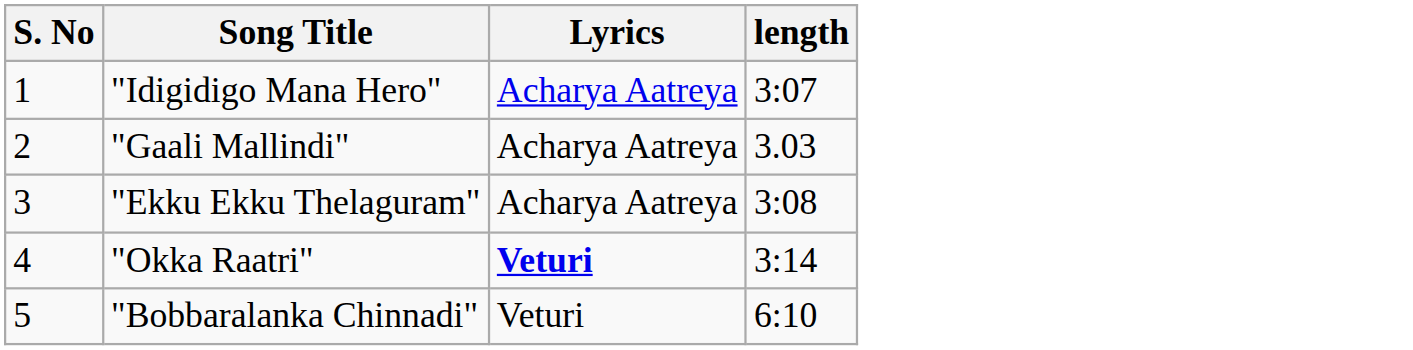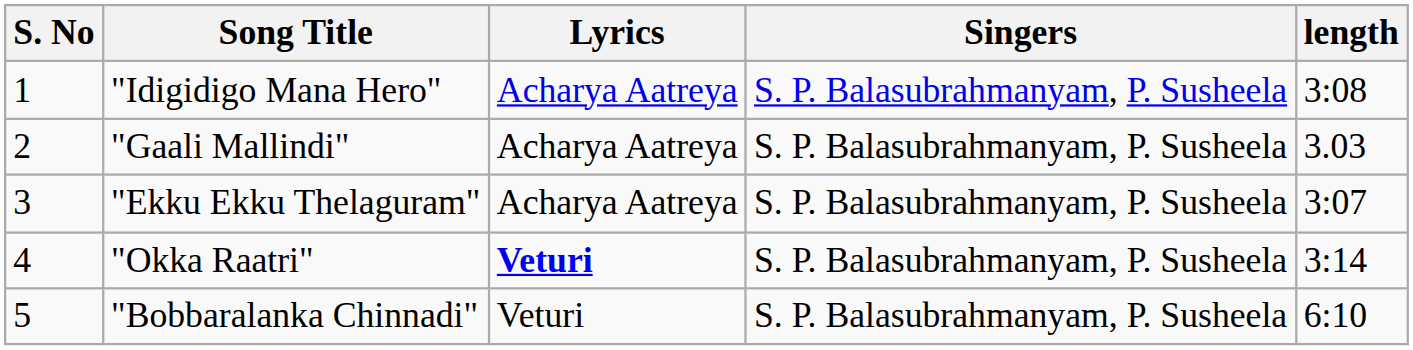+ column: (1021, 32)
(786, 89) 3:07 -> (1335, 89) 3:08
(786, 202) 3:08 -> (1335, 202) 3:07
